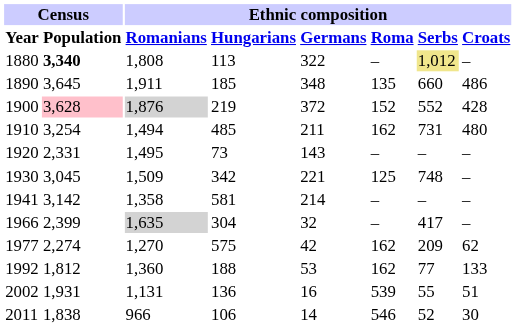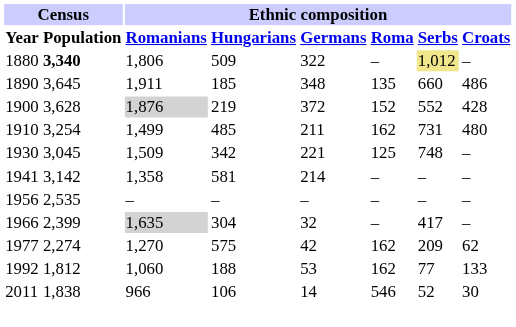(144, 60) 1,808 -> (144, 60) 1,806
(223, 60) 113 -> (224, 60) 509
(62, 106) pink background -> (62, 106) no background
(144, 130) 1,494 -> (144, 130) 1,499
- row: (22, 153)
+ row: (22, 199)
(144, 268) 1,360 -> (144, 268) 1,060
- row: (22, 291)
